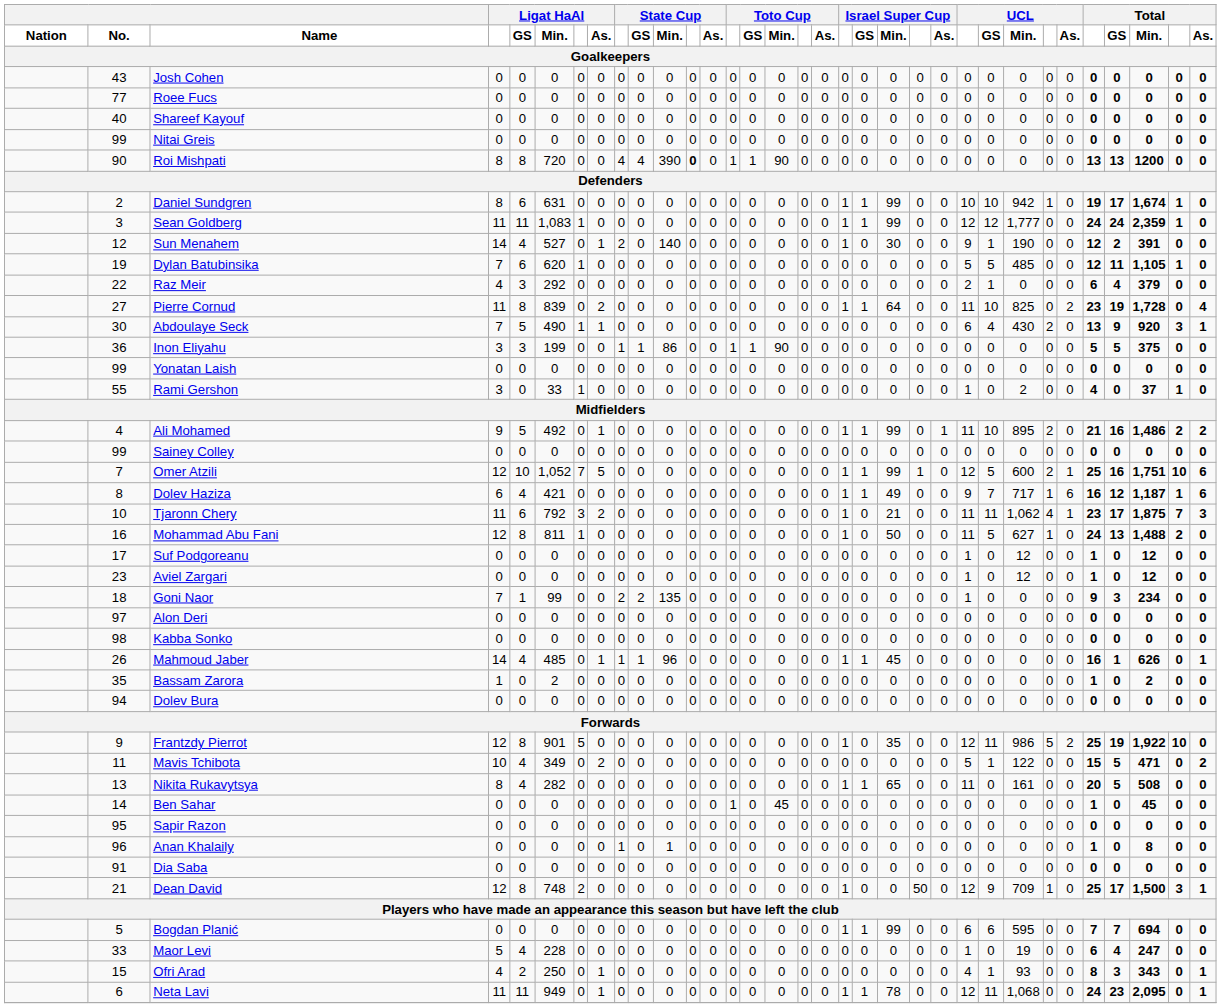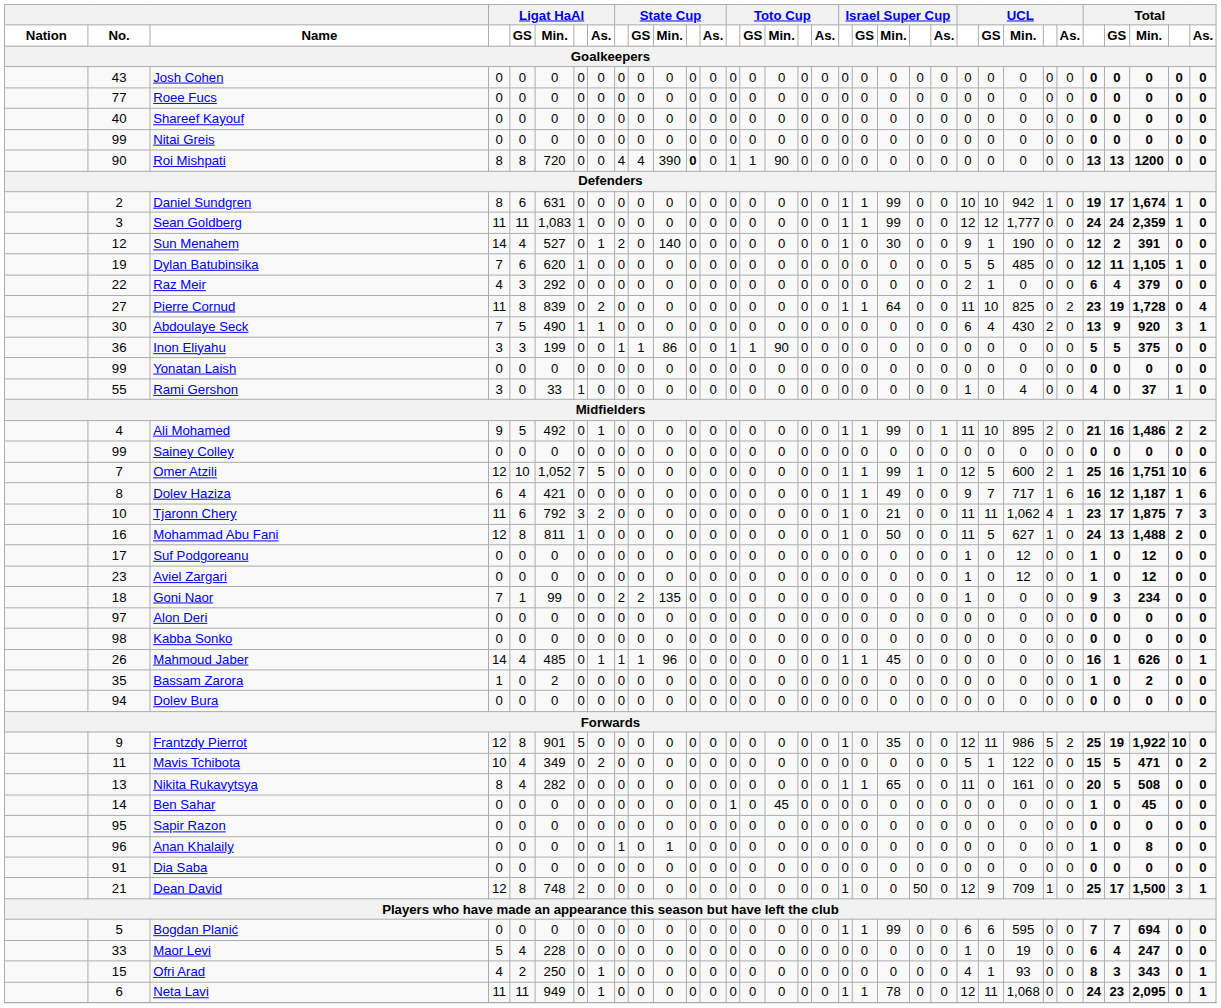(1023, 389) 2 -> (1023, 389) 4
